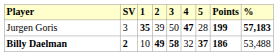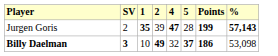- column: (171, 12)
(125, 28) 3 -> (125, 28) 2
(257, 28) 57,183 -> (243, 28) 57,143
(125, 43) 2 -> (125, 43) 3
(257, 43) 53,488 -> (243, 43) 53,098
